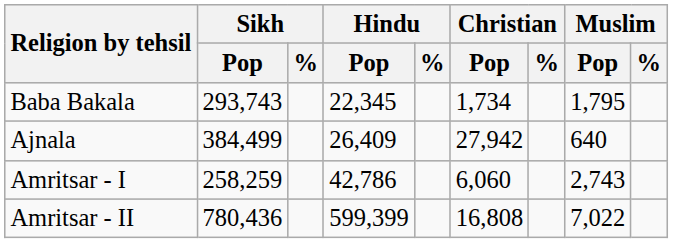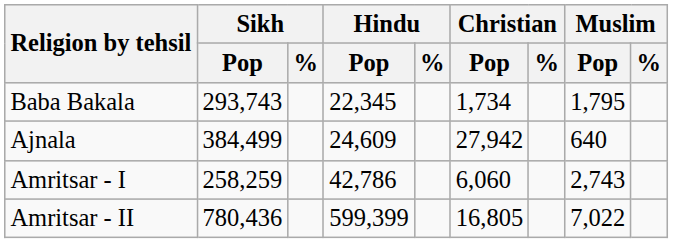(363, 140) 26,409 -> (363, 140) 24,609
(489, 218) 16,808 -> (489, 218) 16,805
